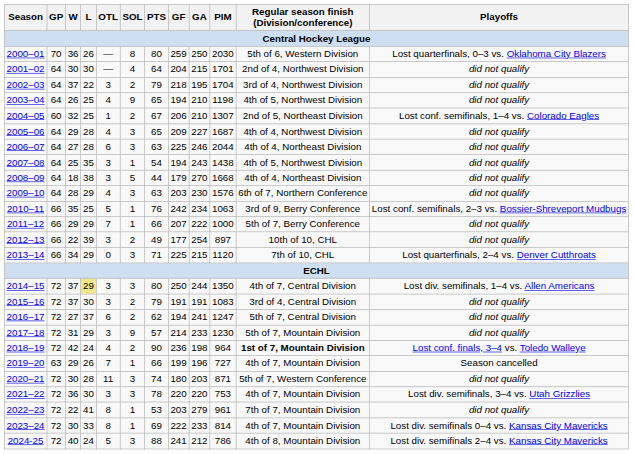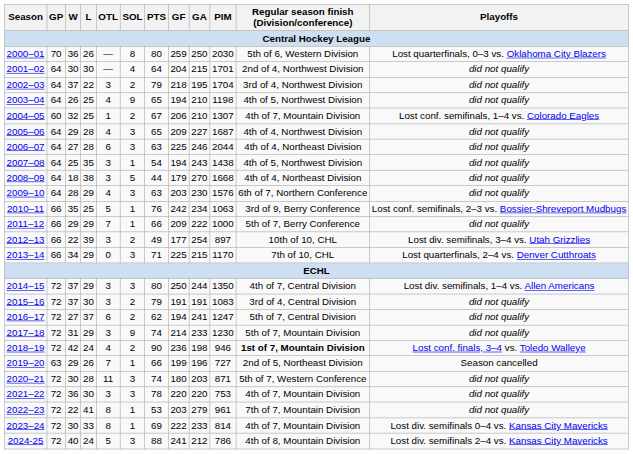(303, 116) 2nd of 5, Northeast Division -> (303, 116) 4th of 7, Mountain Division
(179, 224) 207 -> (179, 224) 209
(499, 239) did not qualify -> (499, 239) Lost div. semifinals, 3–4 vs. Utah Grizzlies
(223, 255) 1120 -> (223, 255) 1170
(88, 286) khaki background -> (88, 286) no background
(156, 332) 57 -> (156, 332) 74
(223, 348) 964 -> (223, 348) 946
(303, 363) 4th of 7, Mountain Division -> (303, 363) 2nd of 5, Northeast Division
(499, 394) Lost div. semifinals, 3–4 vs. Utah Grizzlies -> (499, 394) did not qualify
